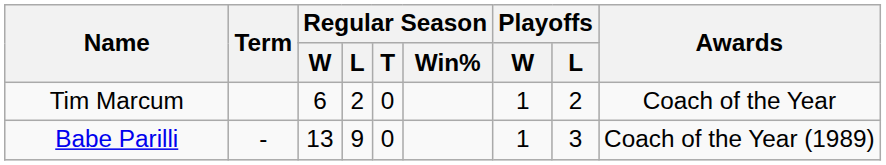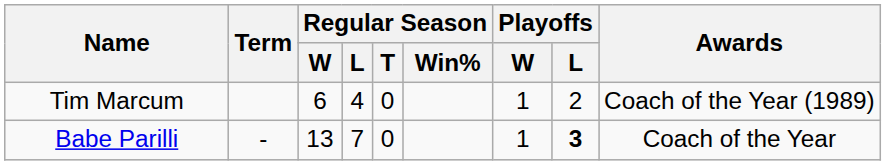(357, 100) 2 -> (357, 100) 4
(739, 100) Coach of the Year -> (739, 100) Coach of the Year (1989)
(357, 139) 9 -> (357, 139) 7
(576, 139) normal -> (576, 139) bold
(739, 139) Coach of the Year (1989) -> (739, 139) Coach of the Year
